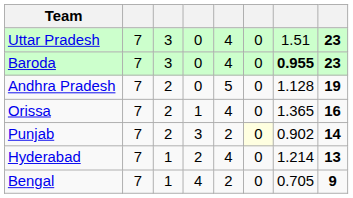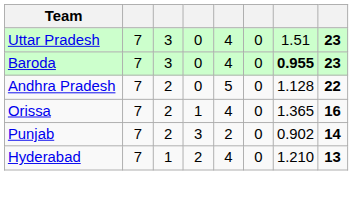(333, 87) 19 -> (333, 87) 22
(258, 134) lightyellow background -> (258, 134) no background
(296, 157) 1.214 -> (296, 157) 1.210
- row: (31, 181)
